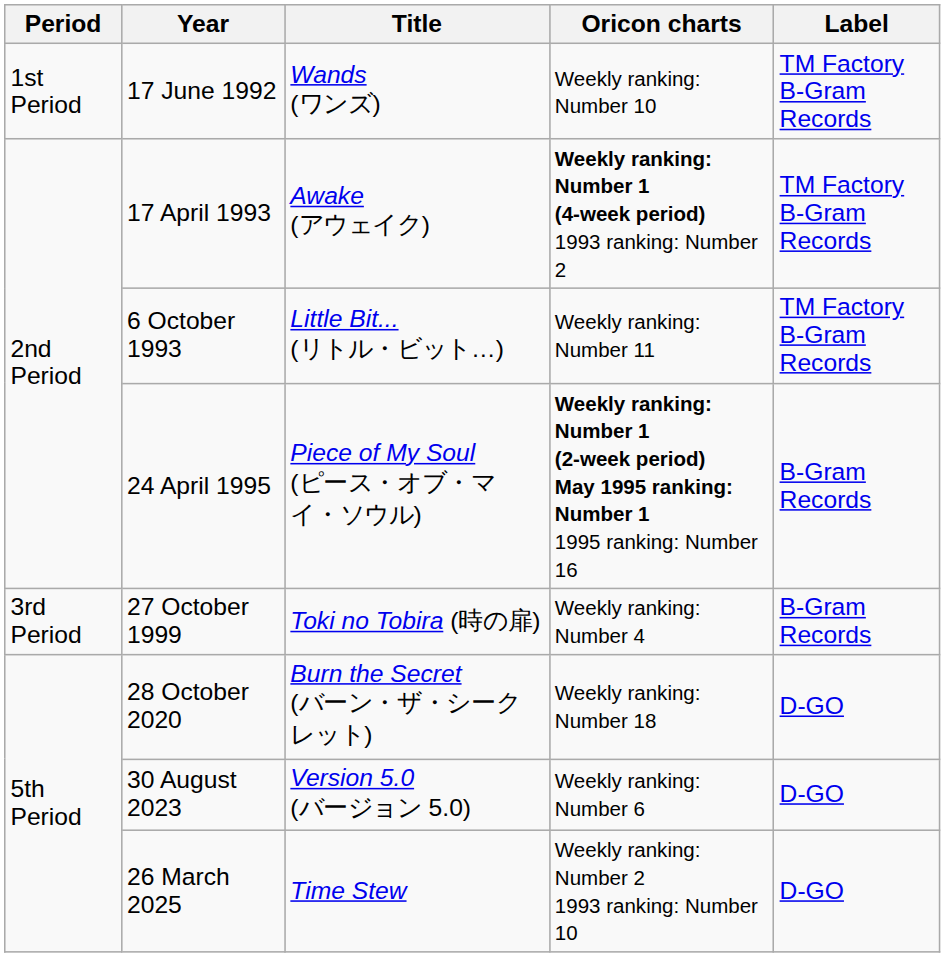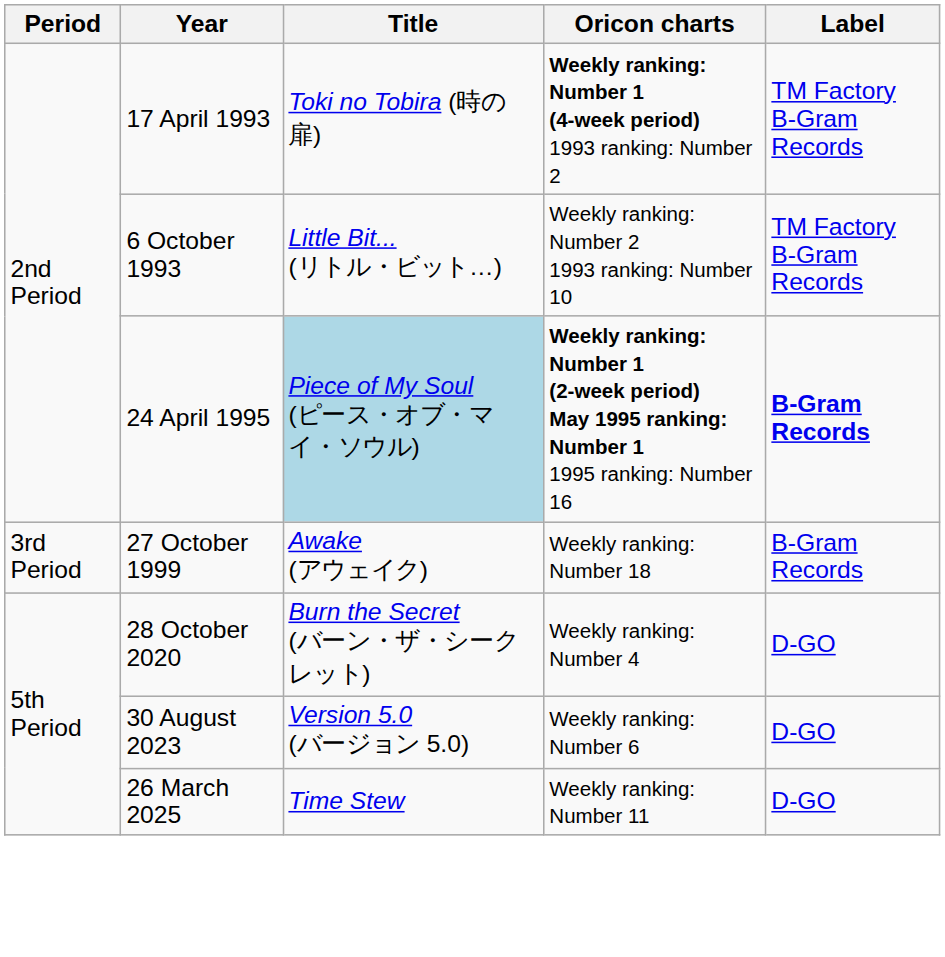- row: (202, 90)
(360, 211) Awake (アウェイク) -> (397, 117) Toki no Tobira (時の扉)
(628, 336) Weekly ranking: Number 11 -> (651, 256) Weekly ranking: Number 2 1993 ranking: Number 10
(393, 483) no background -> (391, 416) lightblue background
(825, 485) normal -> (821, 418) bold
(415, 620) Toki no Tobira (時の扉) -> (358, 555) Awake (アウェイク)
(628, 622) Weekly ranking: Number 4 -> (622, 558) Weekly ranking: Number 18
(628, 708) Weekly ranking: Number 18 -> (622, 646) Weekly ranking: Number 4
(656, 892) Weekly ranking: Number 2 1993 ranking: Number 10 -> (622, 802) Weekly ranking: Number 11
